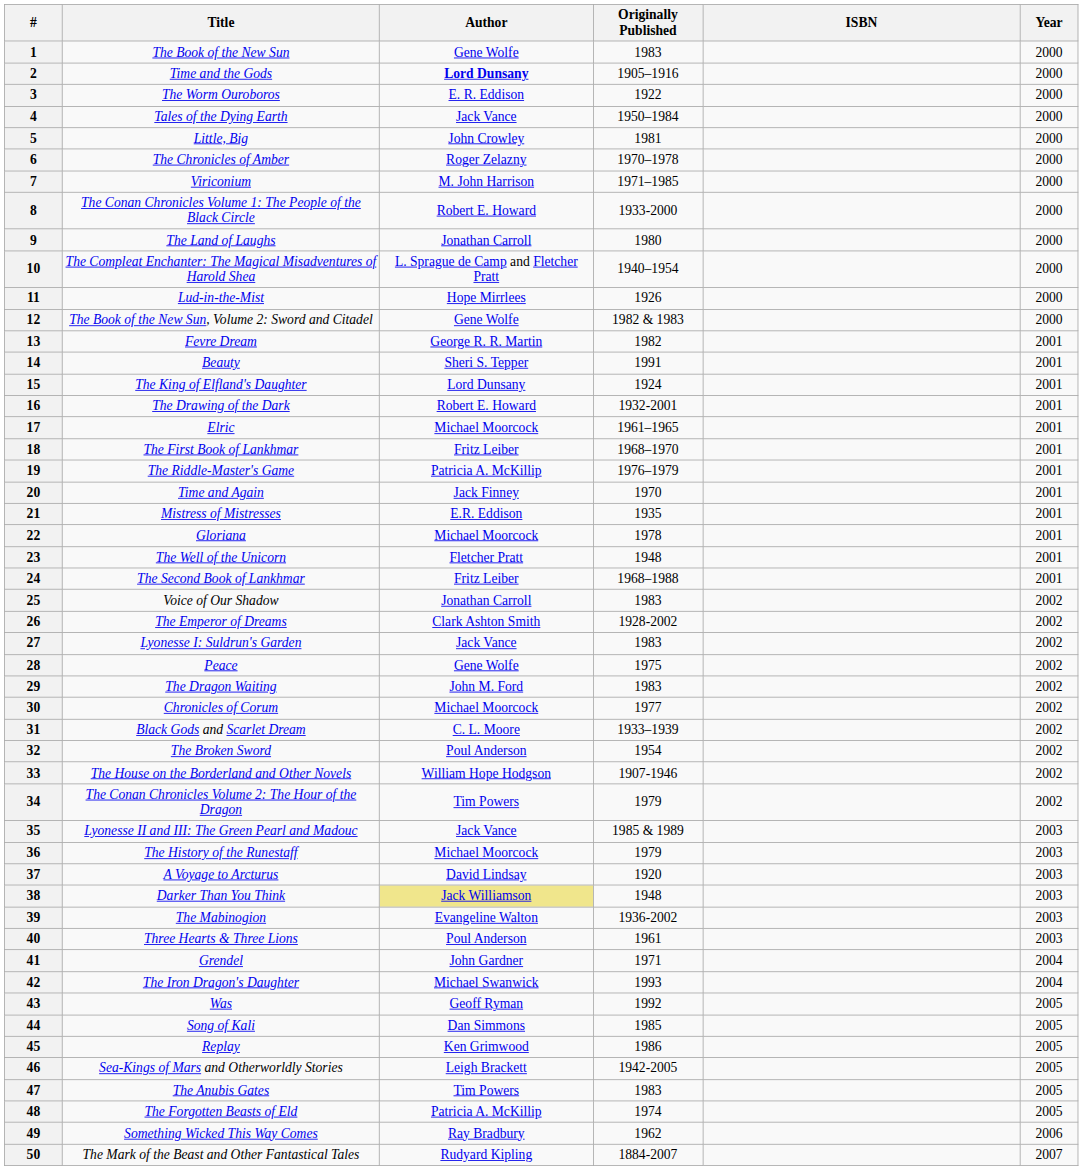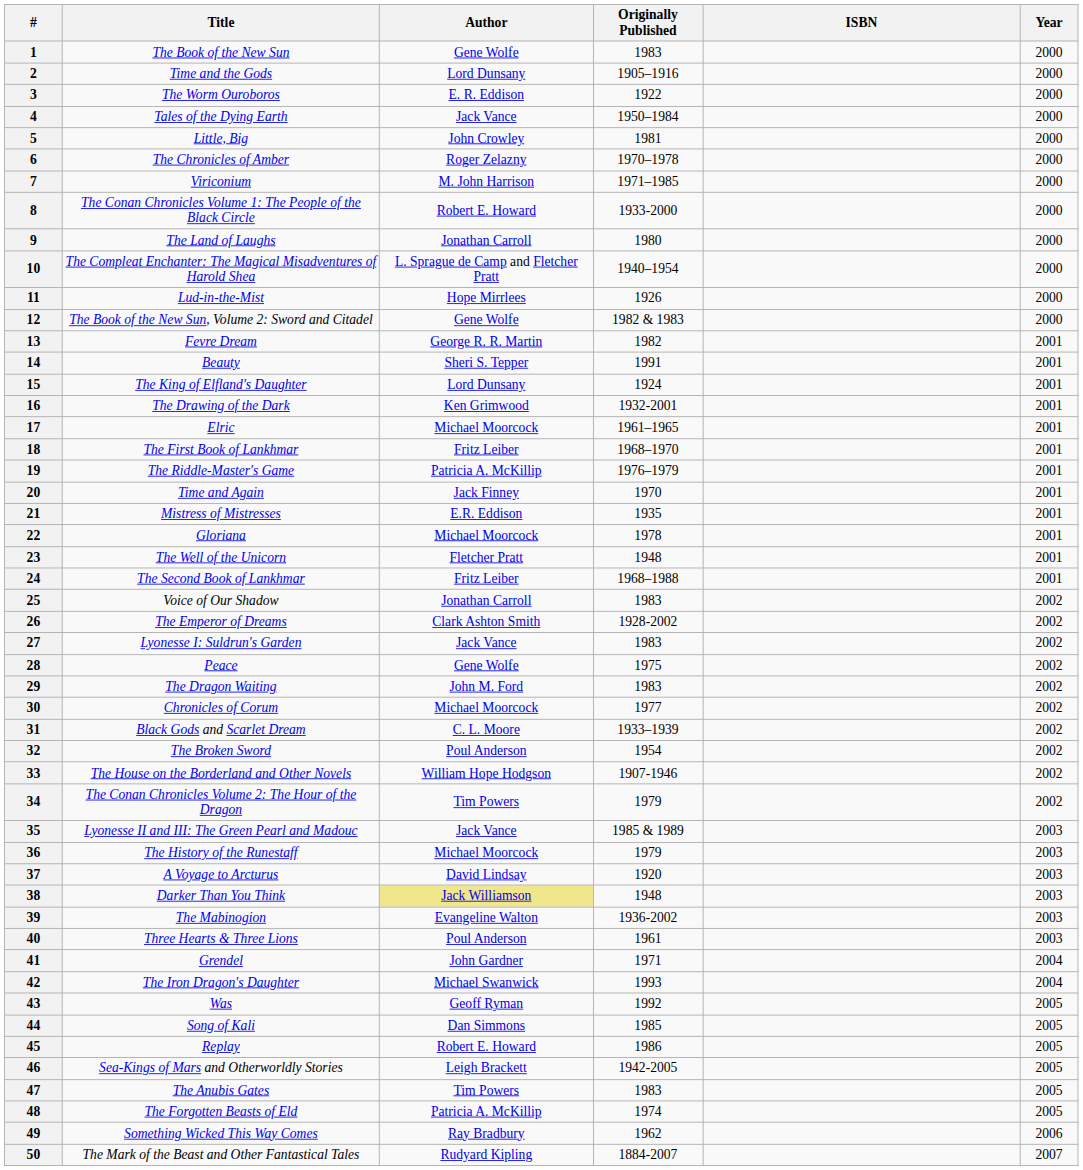(486, 73) bold -> (486, 73) normal
(486, 406) Robert E. Howard -> (486, 406) Ken Grimwood
(486, 1047) Ken Grimwood -> (486, 1047) Robert E. Howard
